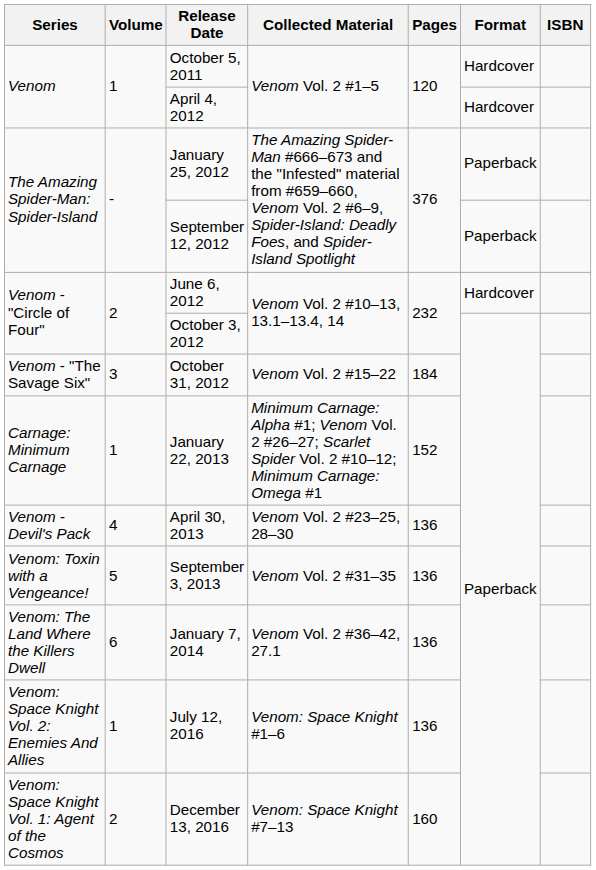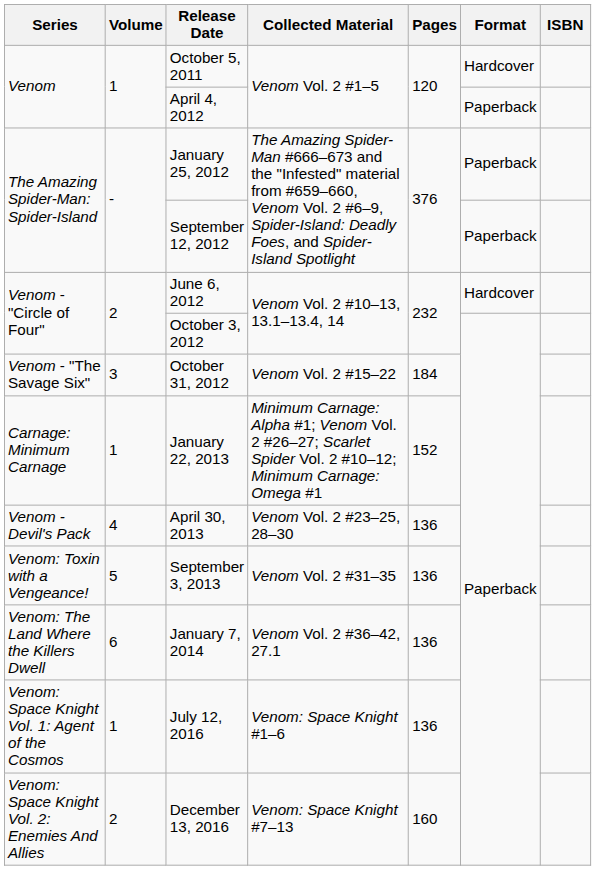(499, 107) Hardcover -> (500, 107) Paperback
(53, 726) Venom: Space Knight Vol. 2: Enemies And Allies -> (53, 726) Venom: Space Knight Vol. 1: Agent of the Cosmos
(53, 818) Venom: Space Knight Vol. 1: Agent of the Cosmos -> (53, 818) Venom: Space Knight Vol. 2: Enemies And Allies
